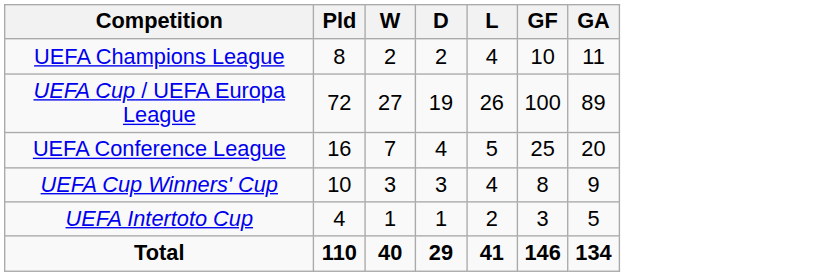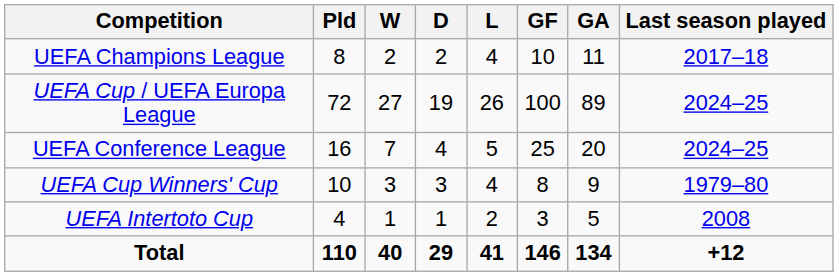+ column: (726, 21)
